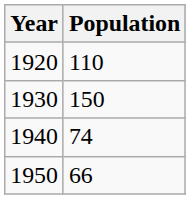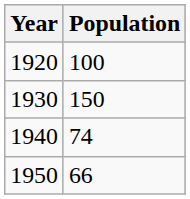(86, 61) 110 -> (87, 61) 100
